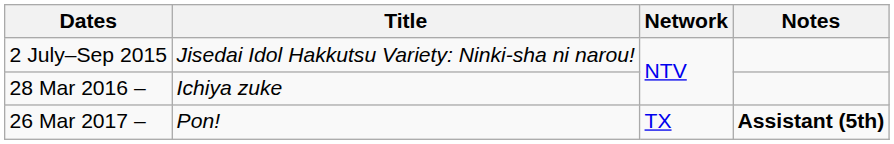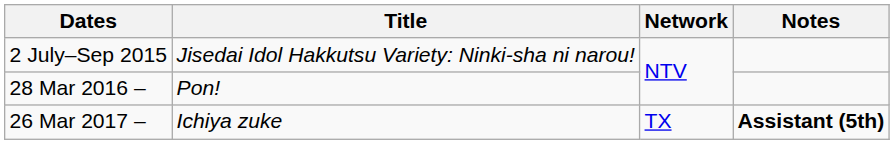(229, 88) Ichiya zuke -> (198, 88) Pon!
(198, 121) Pon! -> (229, 121) Ichiya zuke
